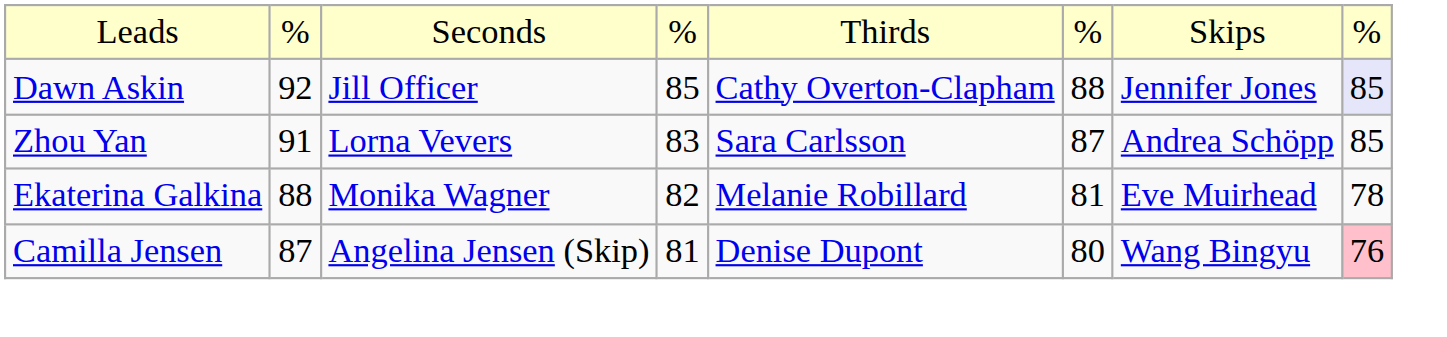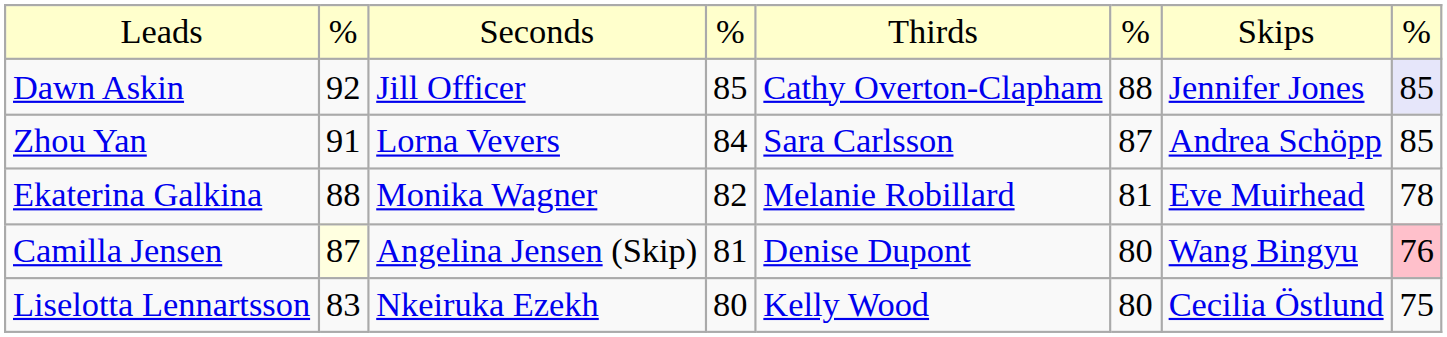(682, 140) 83 -> (730, 140) 84
(295, 250) no background -> (343, 250) lightyellow background
+ row: (162, 304)
